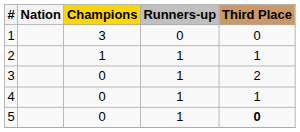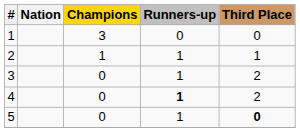(180, 96) normal -> (180, 96) bold
(257, 96) 1 -> (257, 96) 2
